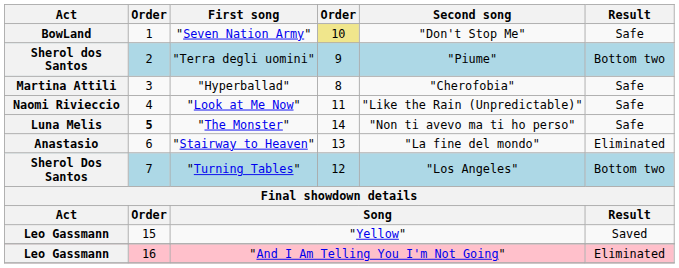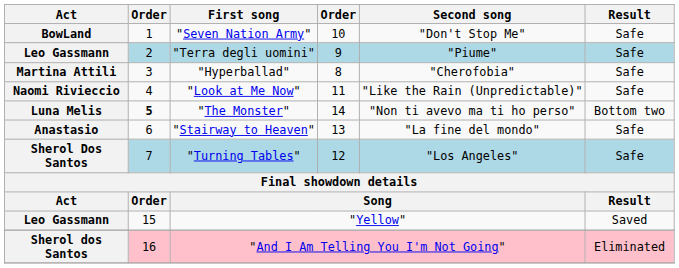(338, 33) khaki background -> (338, 33) no background
(66, 59) Sherol dos Santos -> (66, 53) Leo Gassmann
(630, 59) Bottom two -> (630, 53) Safe
(630, 124) Safe -> (630, 110) Bottom two
(630, 143) Eliminated -> (630, 130) Safe
(630, 170) Bottom two -> (630, 156) Safe
(66, 253) Leo Gassmann -> (66, 247) Sherol dos Santos
